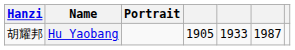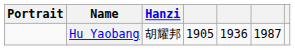columns swapped: (152, 14) <-> (25, 14)
(234, 34) 1933 -> (234, 34) 1936
